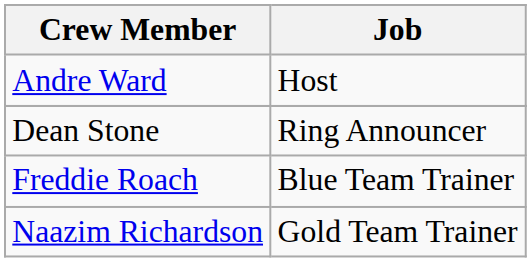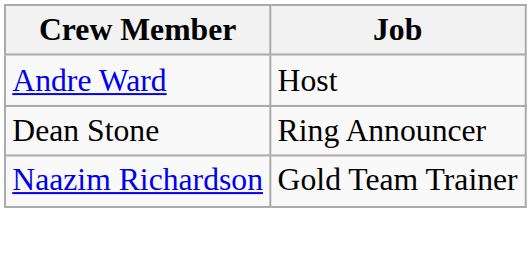- row: (105, 180)
